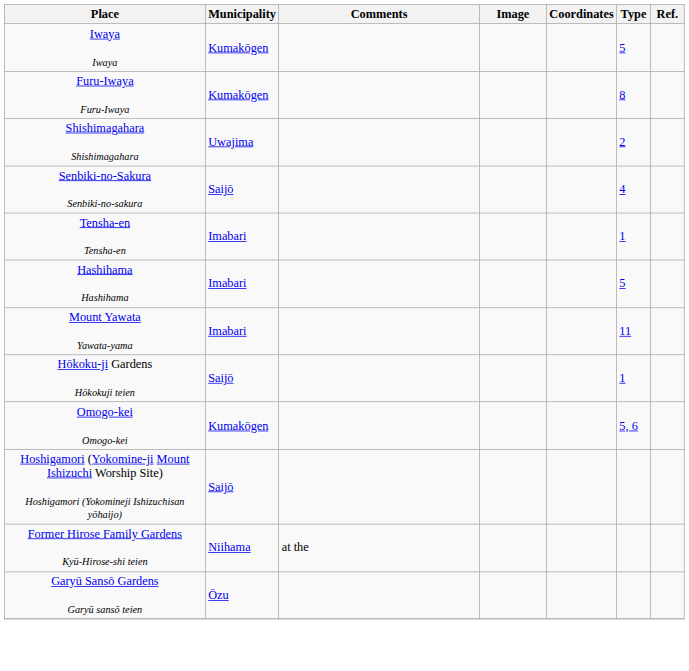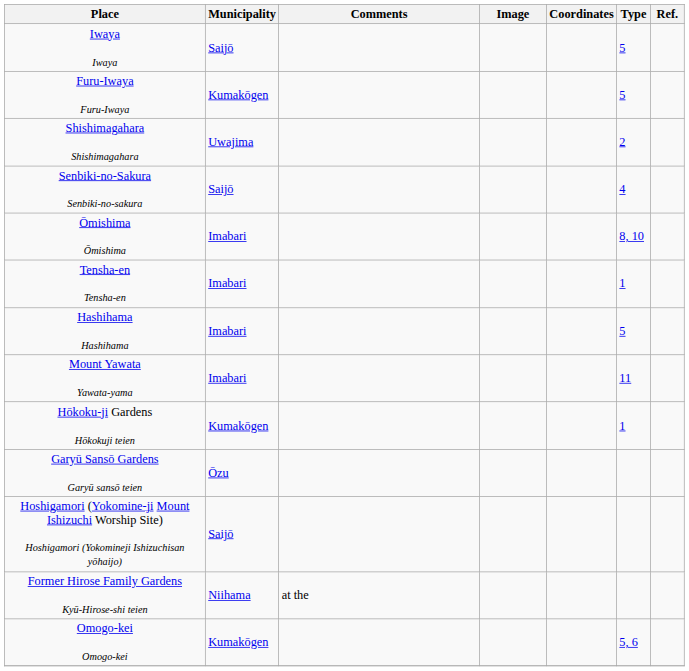(238, 47) Kumakōgen -> (221, 47) Saijō
(622, 94) 8 -> (622, 94) 5
+ row: (105, 236)
(221, 378) Saijō -> (238, 425) Kumakōgen
rows swapped: (105, 425) <-> (105, 595)
